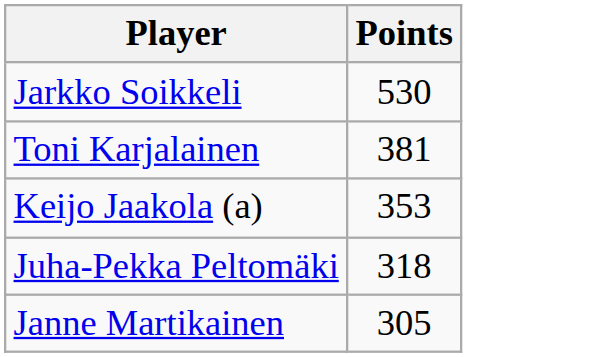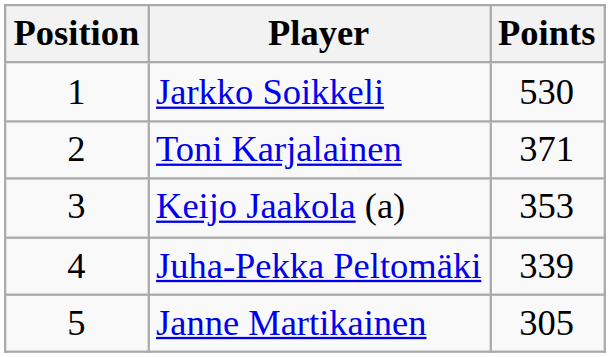+ column: (76, 33)
(404, 149) 381 -> (547, 149) 371
(404, 264) 318 -> (547, 264) 339
